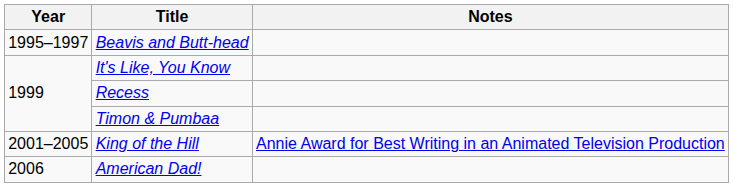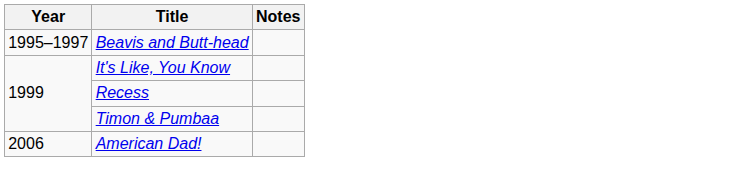- row: (147, 144)
